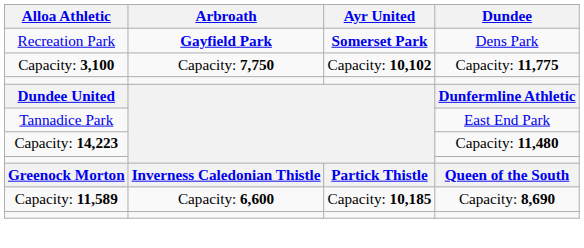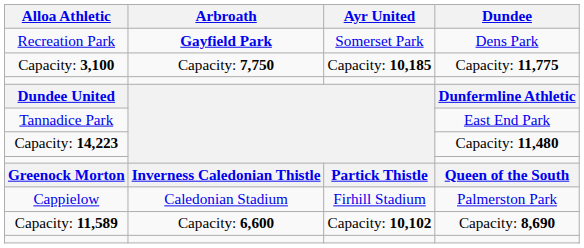(379, 40) bold -> (379, 40) normal
(379, 64) Capacity: 10,102 -> (379, 64) Capacity: 10,185
+ row: (66, 199)
(379, 199) Capacity: 10,185 -> (379, 223) Capacity: 10,102
